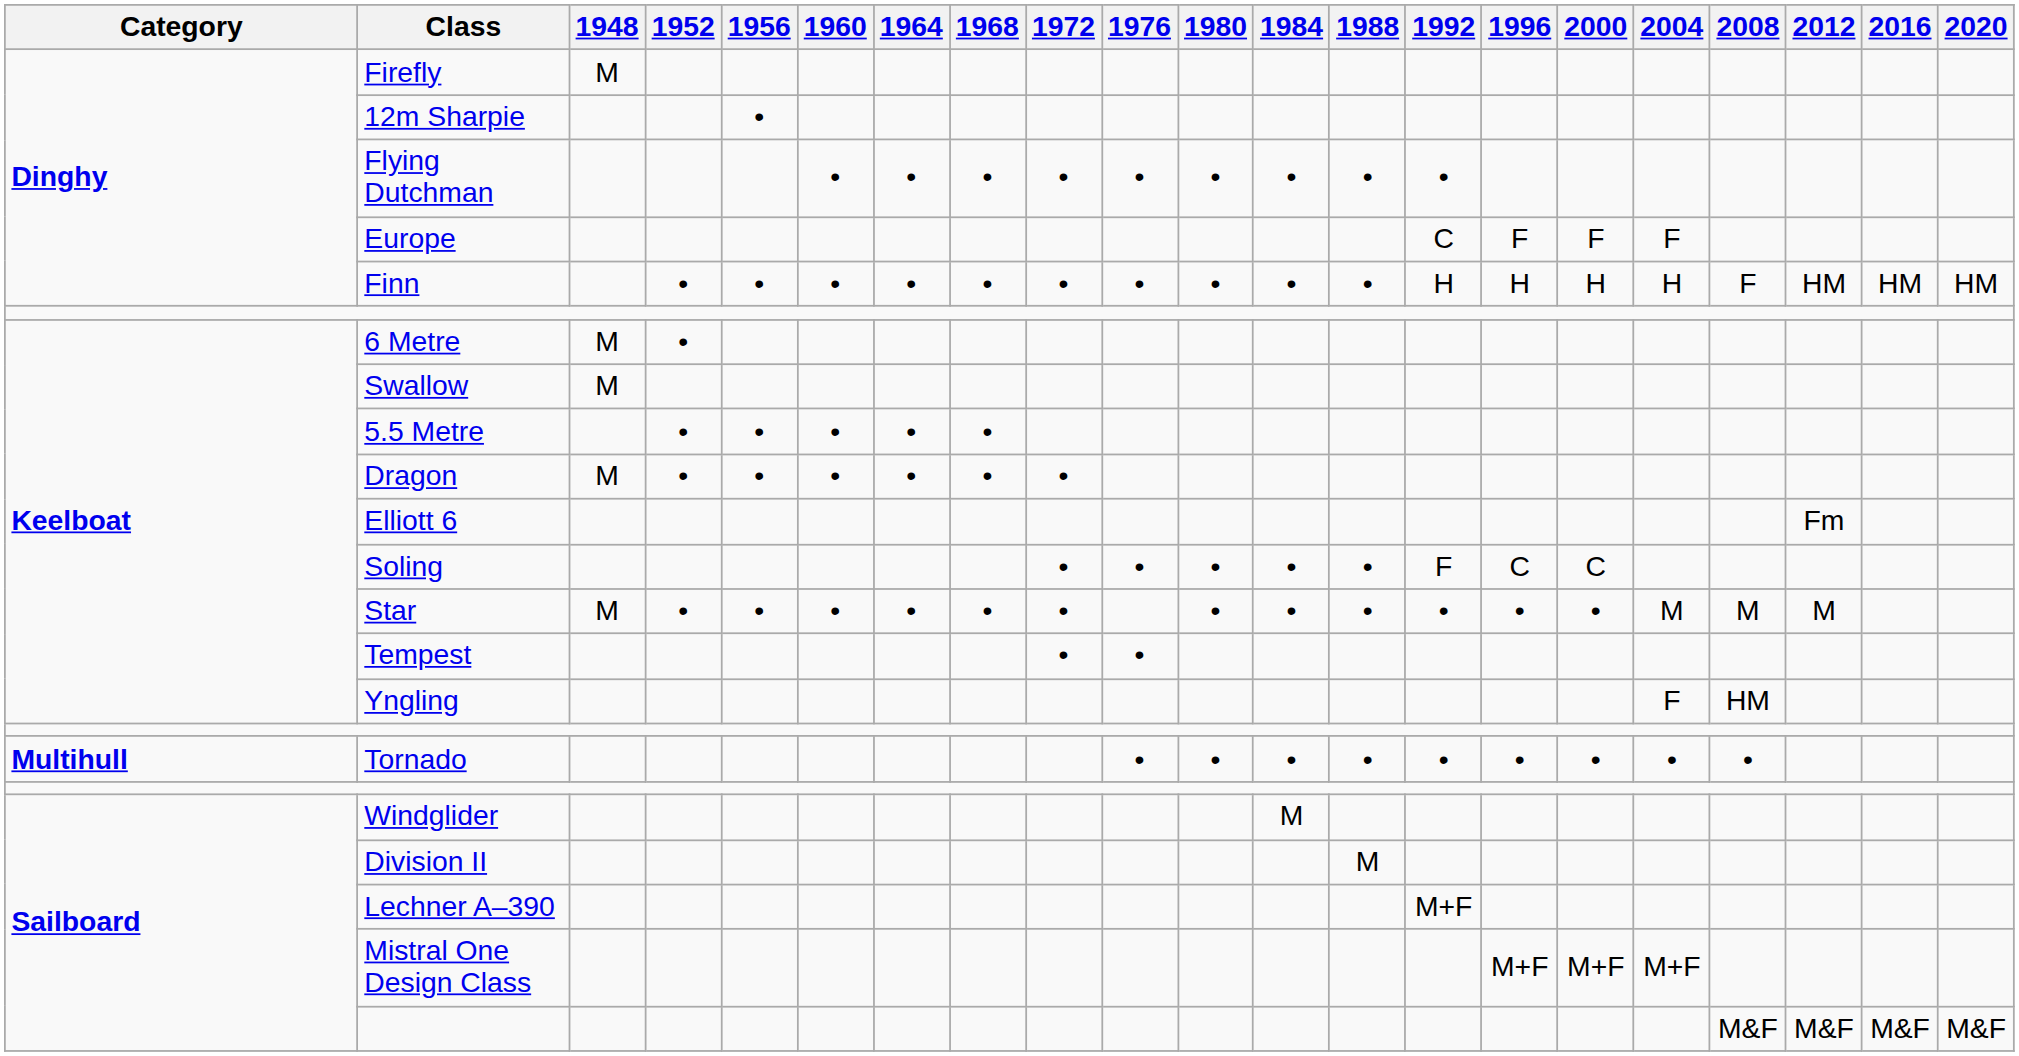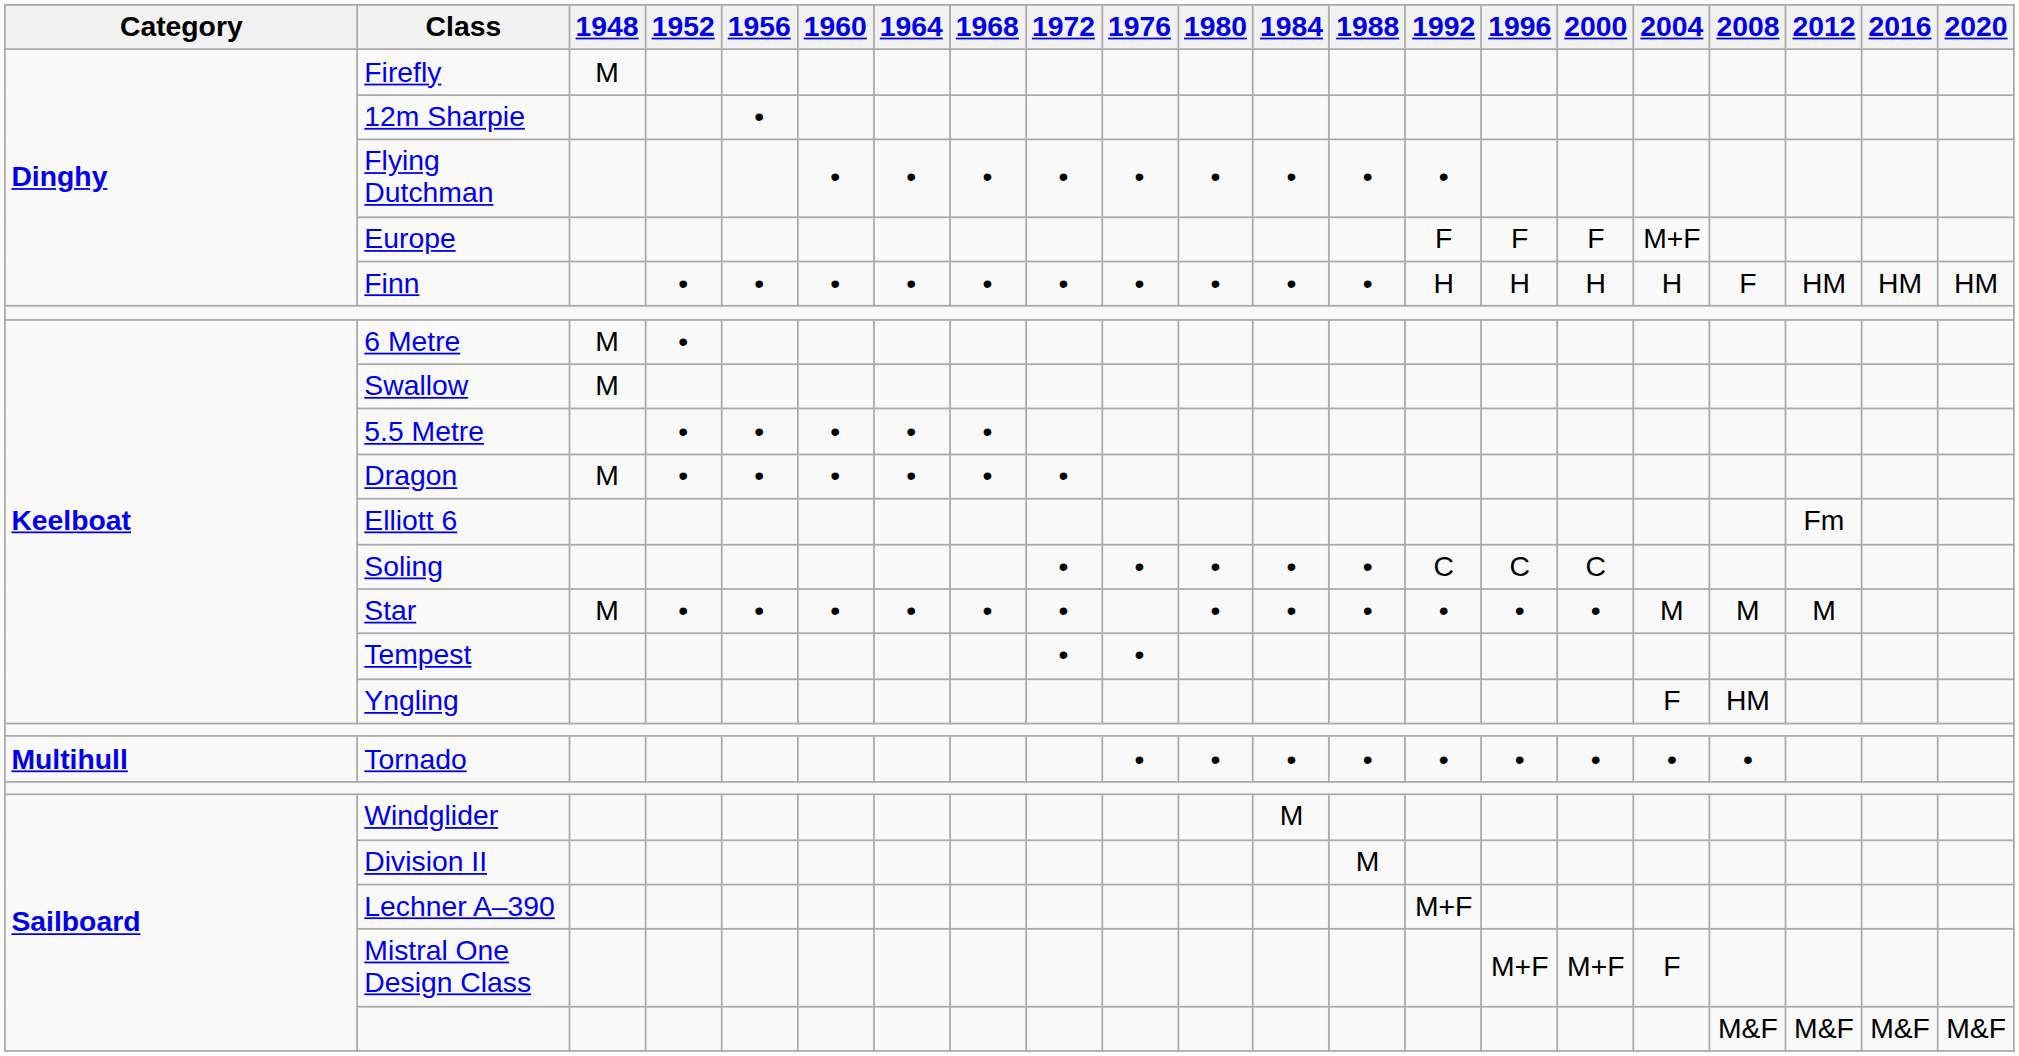(1444, 238) C -> (1444, 238) F
(1672, 238) F -> (1672, 238) M+F
(1444, 565) F -> (1444, 565) C
(1672, 967) M+F -> (1672, 967) F
